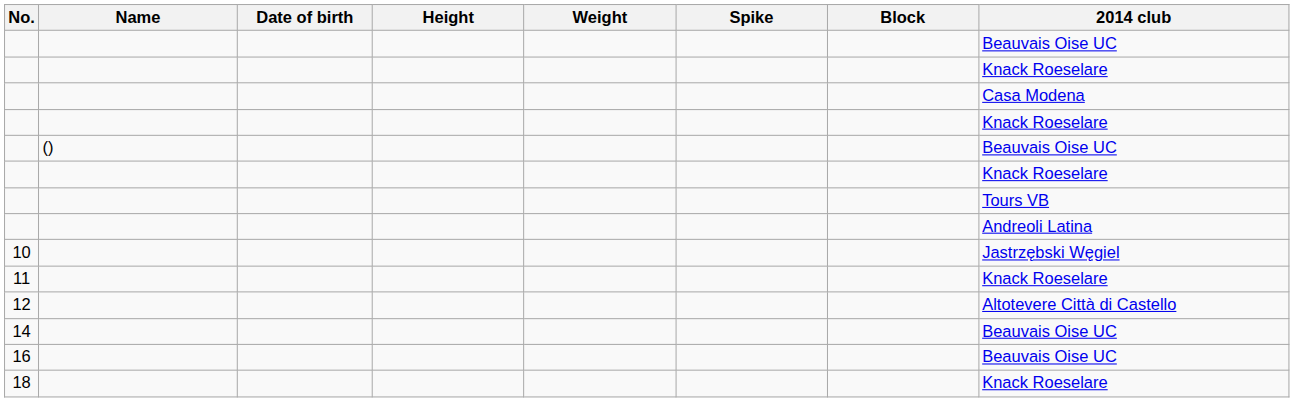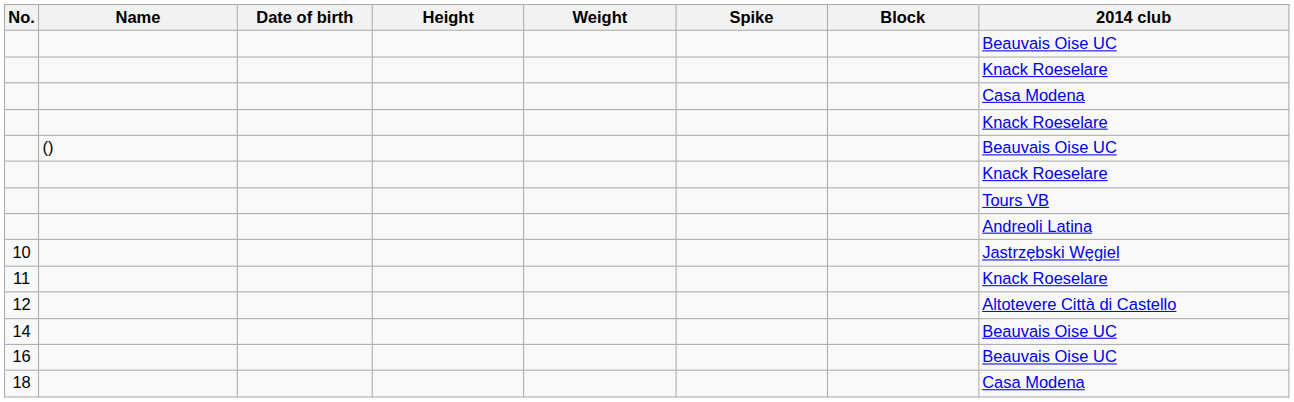(1045, 383) Knack Roeselare -> (1033, 383) Casa Modena
